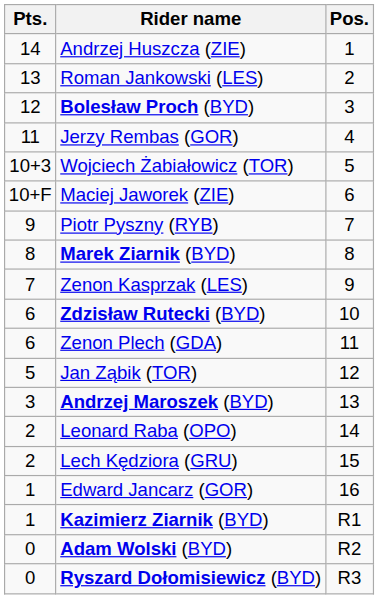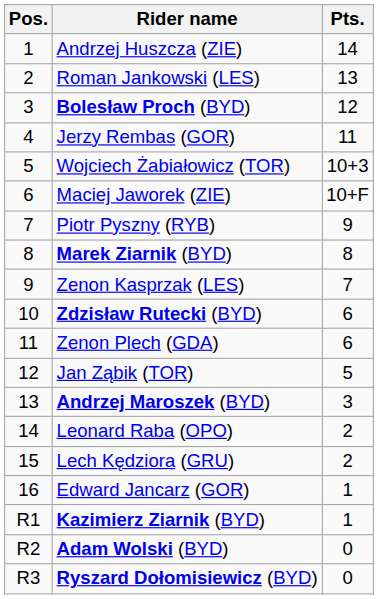columns swapped: (349, 19) <-> (30, 19)
